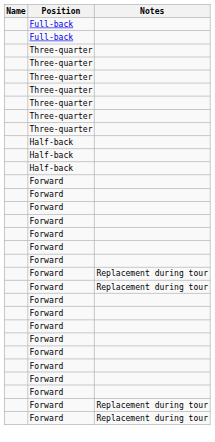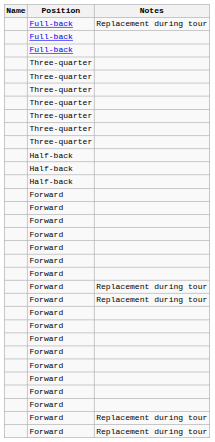+ row: (51, 24)
